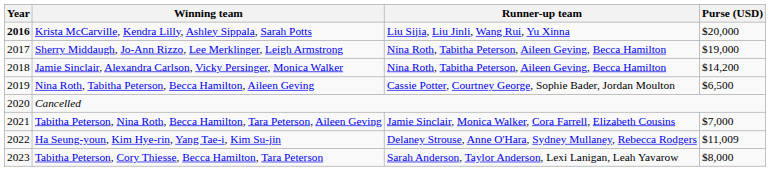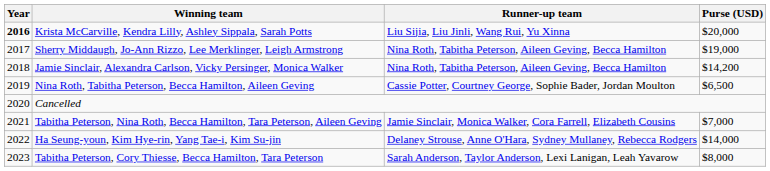(720, 139) $11,009 -> (721, 139) $14,000
